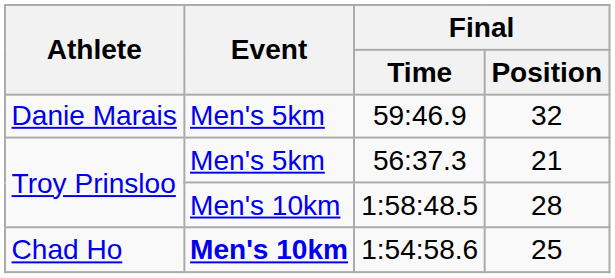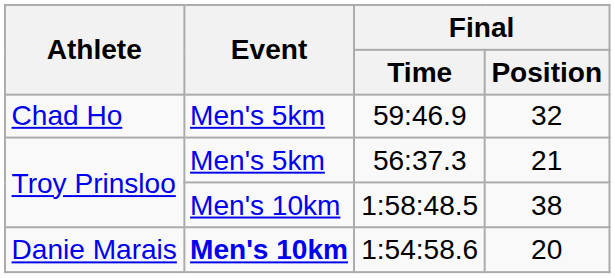(94, 116) Danie Marais -> (67, 116) Chad Ho
(547, 205) 28 -> (547, 205) 38
(67, 249) Chad Ho -> (94, 249) Danie Marais
(547, 249) 25 -> (547, 249) 20
